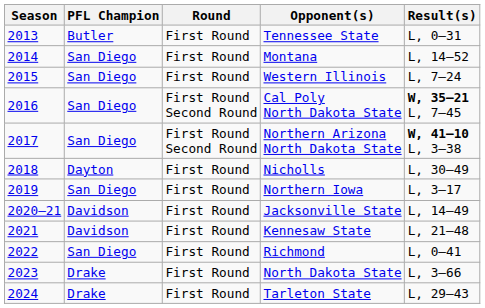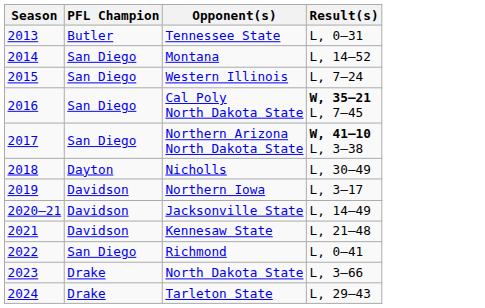- column: (211, 15)
(102, 190) San Diego -> (98, 190) Davidson
